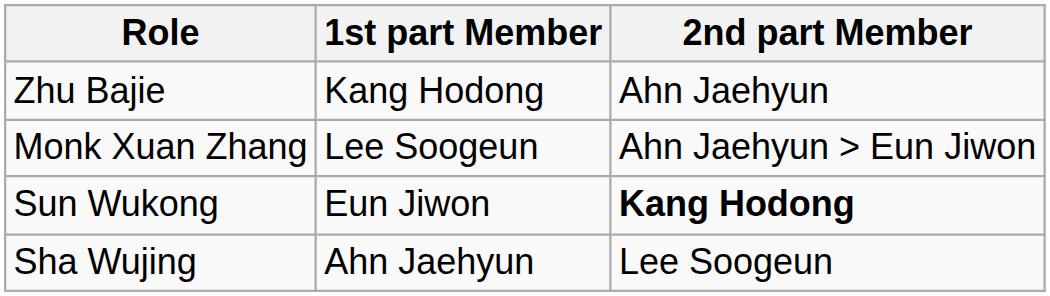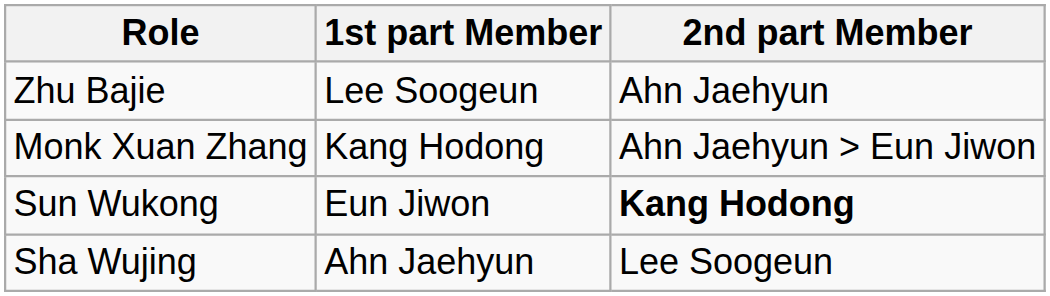(434, 90) Kang Hodong -> (431, 90) Lee Soogeun
(431, 147) Lee Soogeun -> (434, 147) Kang Hodong
